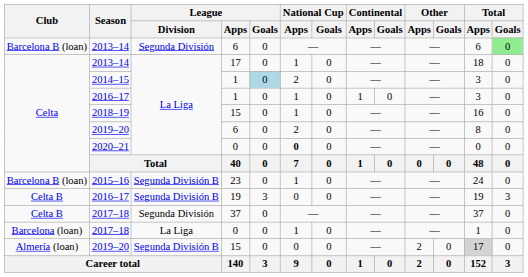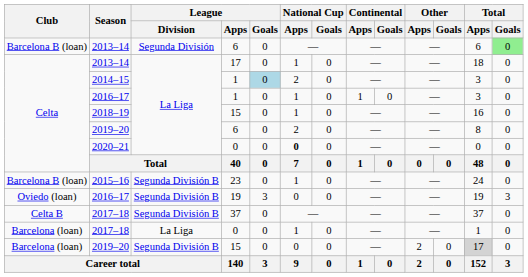(47, 197) Celta B -> (47, 197) Oviedo (loan)
(176, 213) Segunda División -> (176, 213) Segunda División B
(47, 247) Almería (loan) -> (47, 247) Barcelona (loan)
